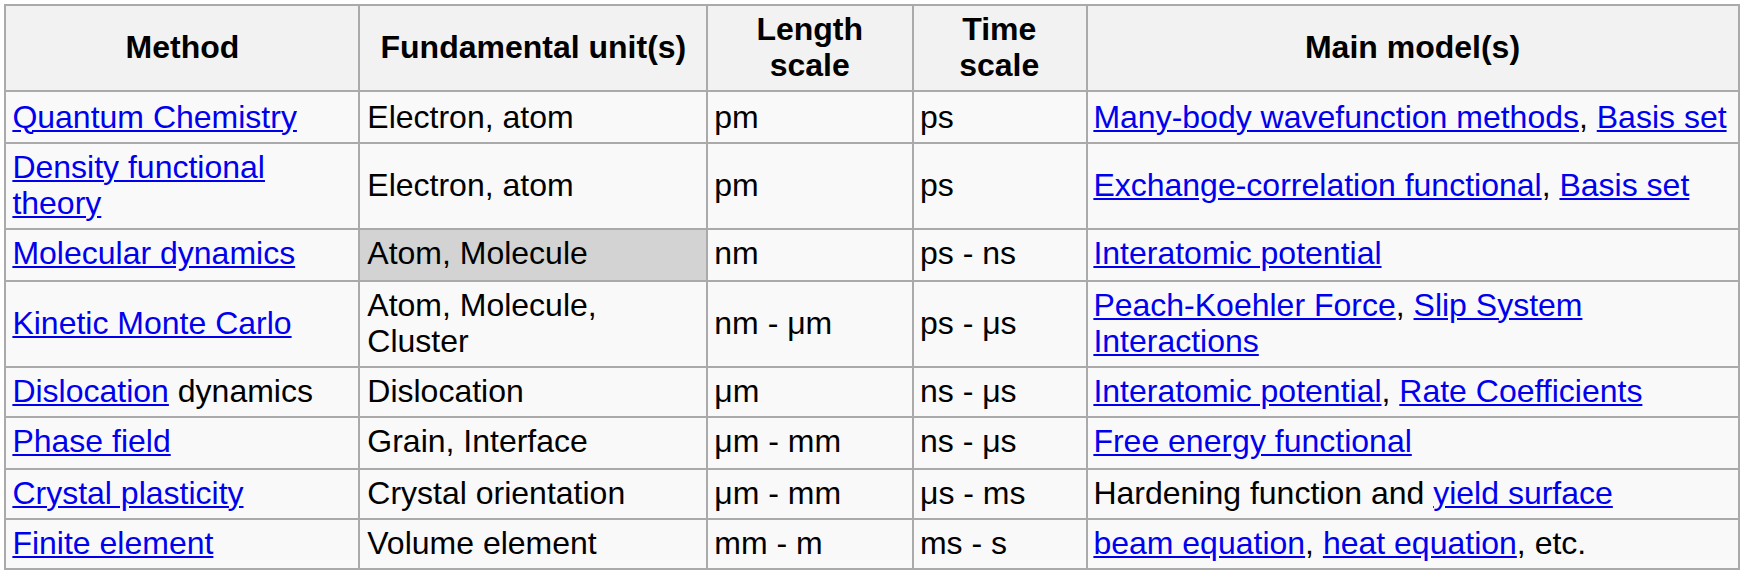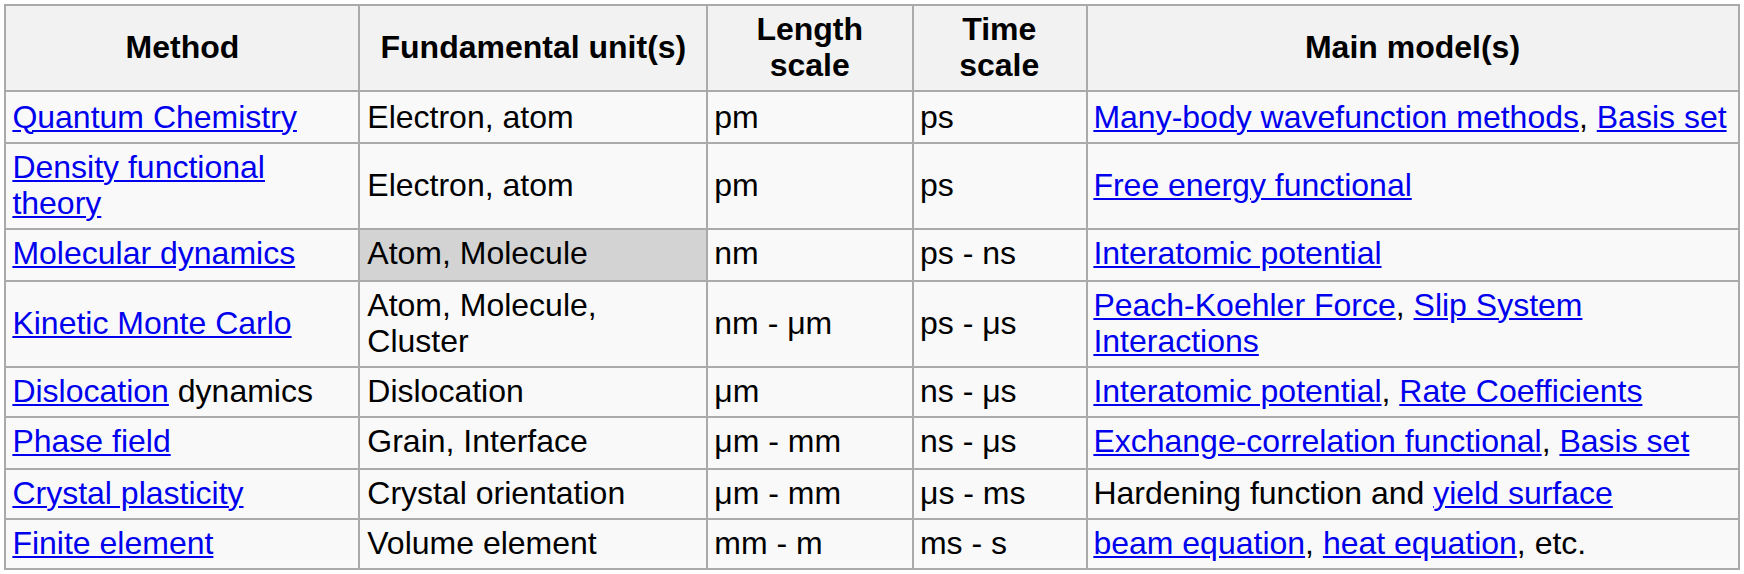(1391, 185) Exchange-correlation functional, Basis set -> (1253, 185) Free energy functional
(1253, 442) Free energy functional -> (1391, 442) Exchange-correlation functional, Basis set
